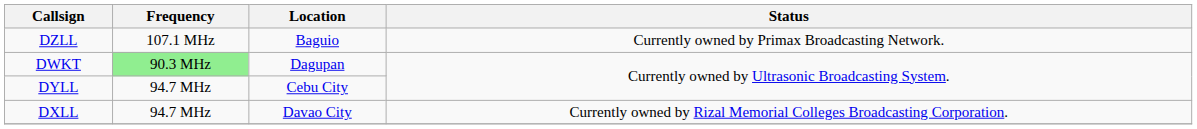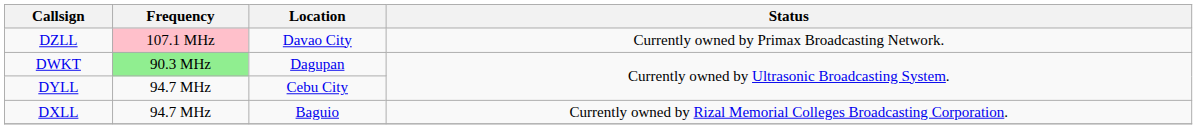(180, 40) no background -> (180, 40) pink background
(317, 40) Baguio -> (317, 40) Davao City
(317, 111) Davao City -> (317, 111) Baguio
